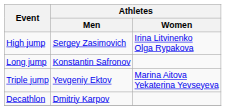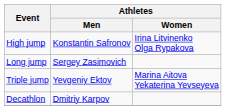(89, 44) Sergey Zasimovich -> (92, 44) Konstantin Safronov
(92, 62) Konstantin Safronov -> (89, 62) Sergey Zasimovich
